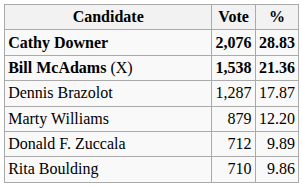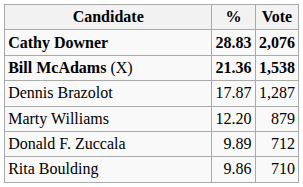columns swapped: (234, 17) <-> (277, 17)
